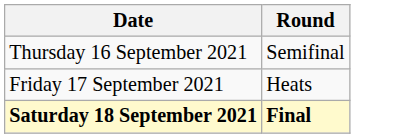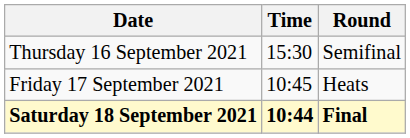+ column: (290, 20)
